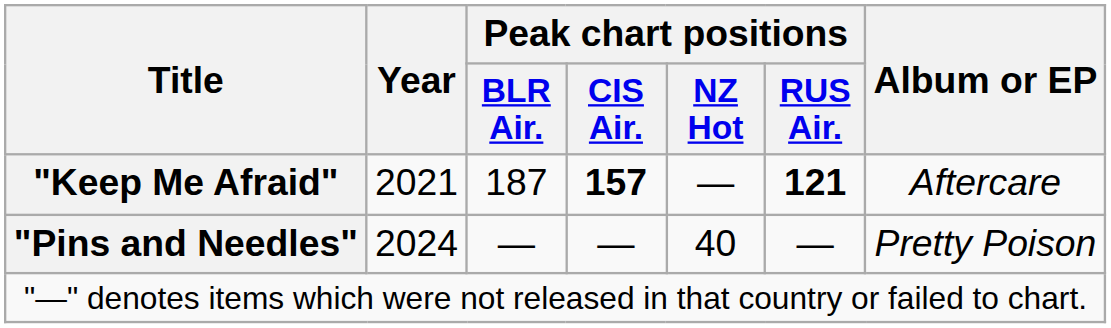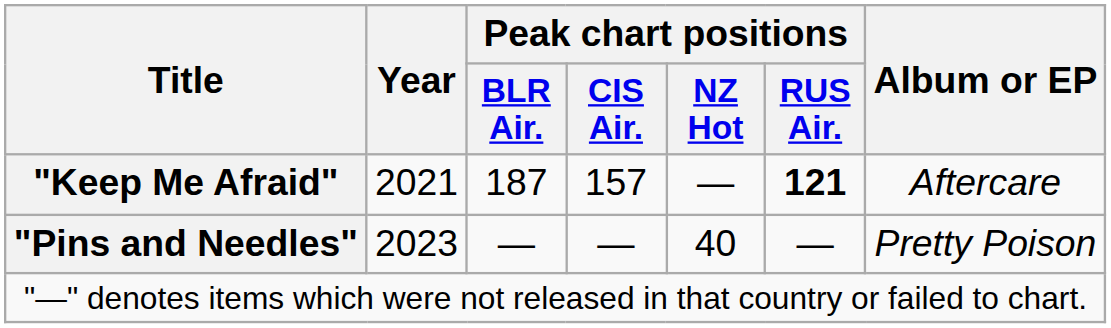(616, 183) bold -> (616, 183) normal
(416, 242) 2024 -> (416, 242) 2023
